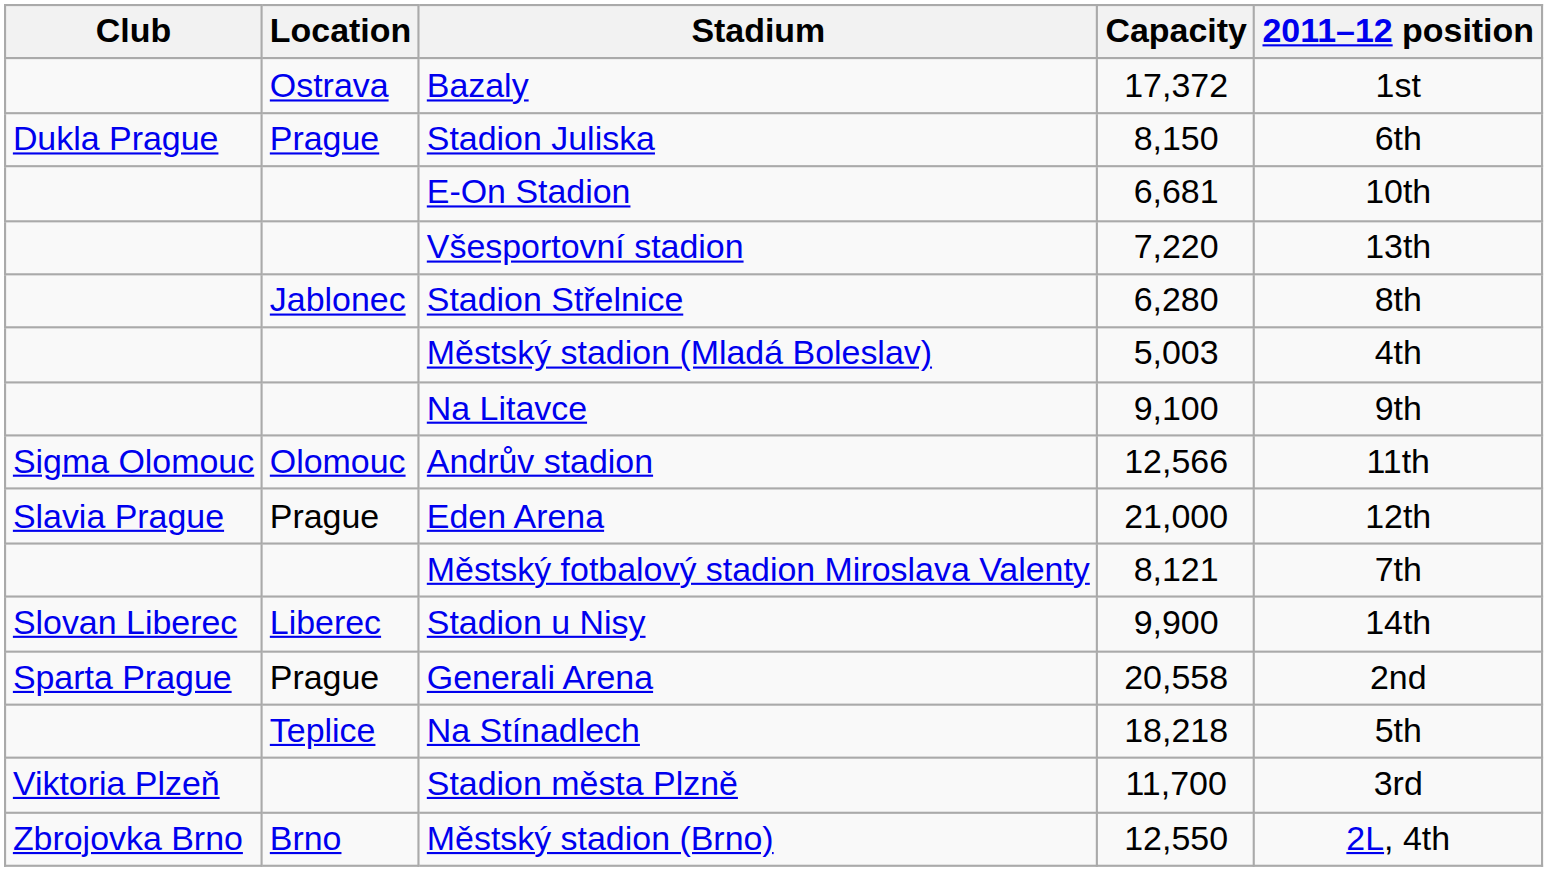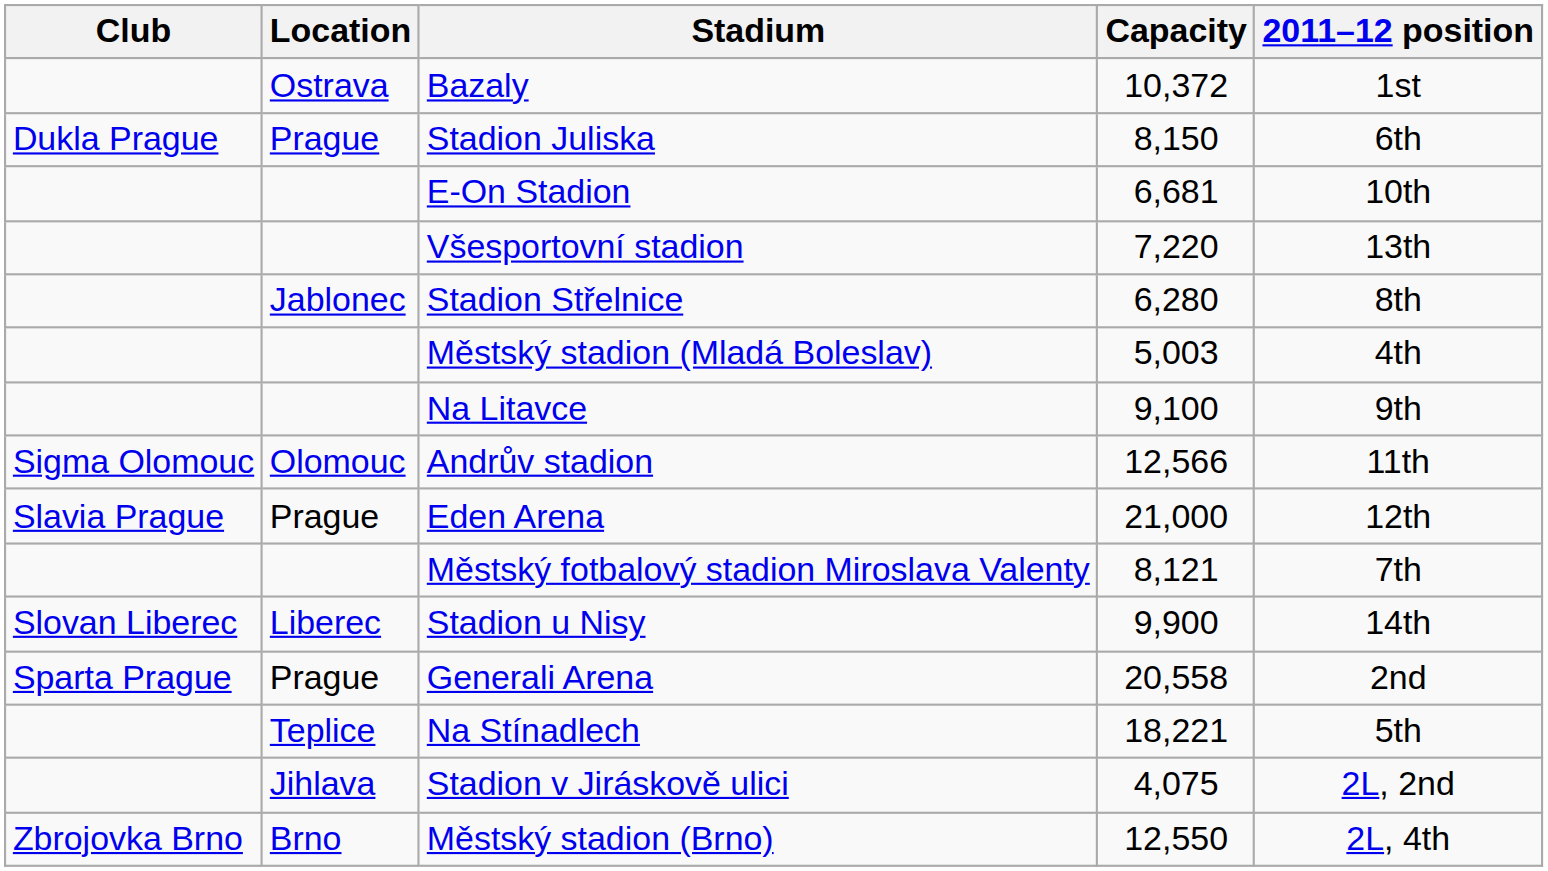(1176, 85) 17,372 -> (1176, 85) 10,372
(1176, 730) 18,218 -> (1176, 730) 18,221
- row: (582, 784)
+ row: (608, 784)
